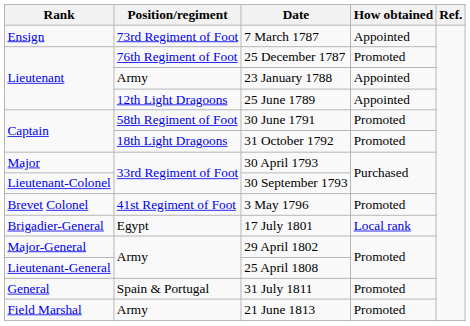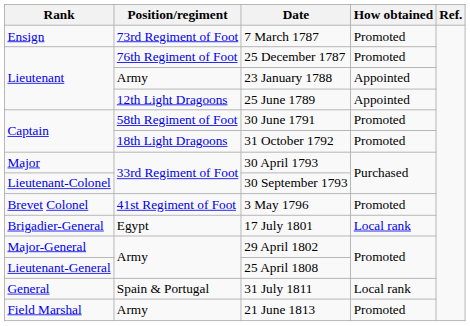(382, 36) Appointed -> (380, 36) Promoted
(380, 288) Promoted -> (382, 288) Local rank
